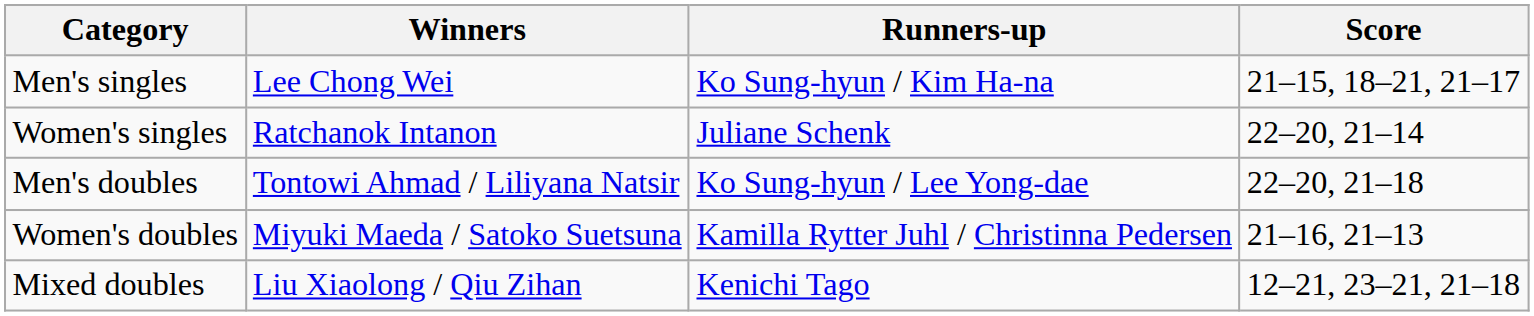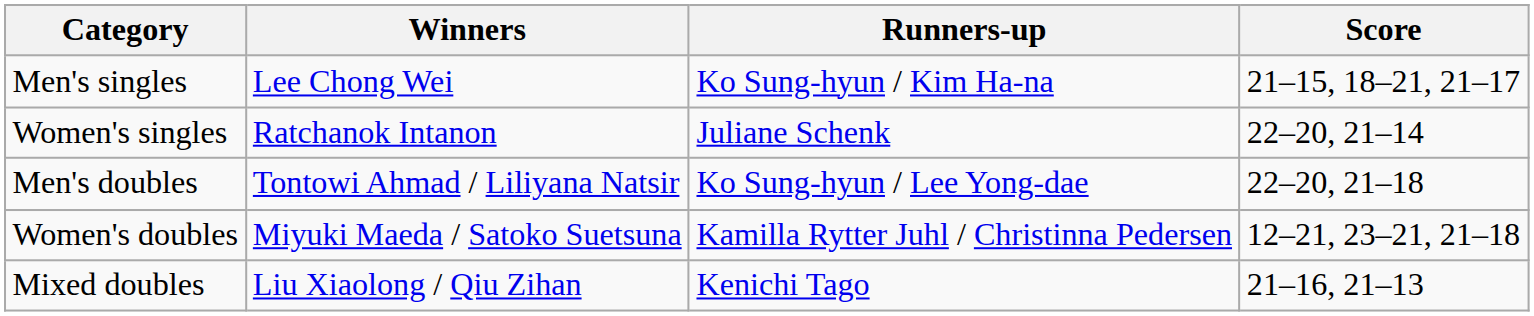(1335, 234) 21–16, 21–13 -> (1384, 234) 12–21, 23–21, 21–18
(1384, 285) 12–21, 23–21, 21–18 -> (1335, 285) 21–16, 21–13
